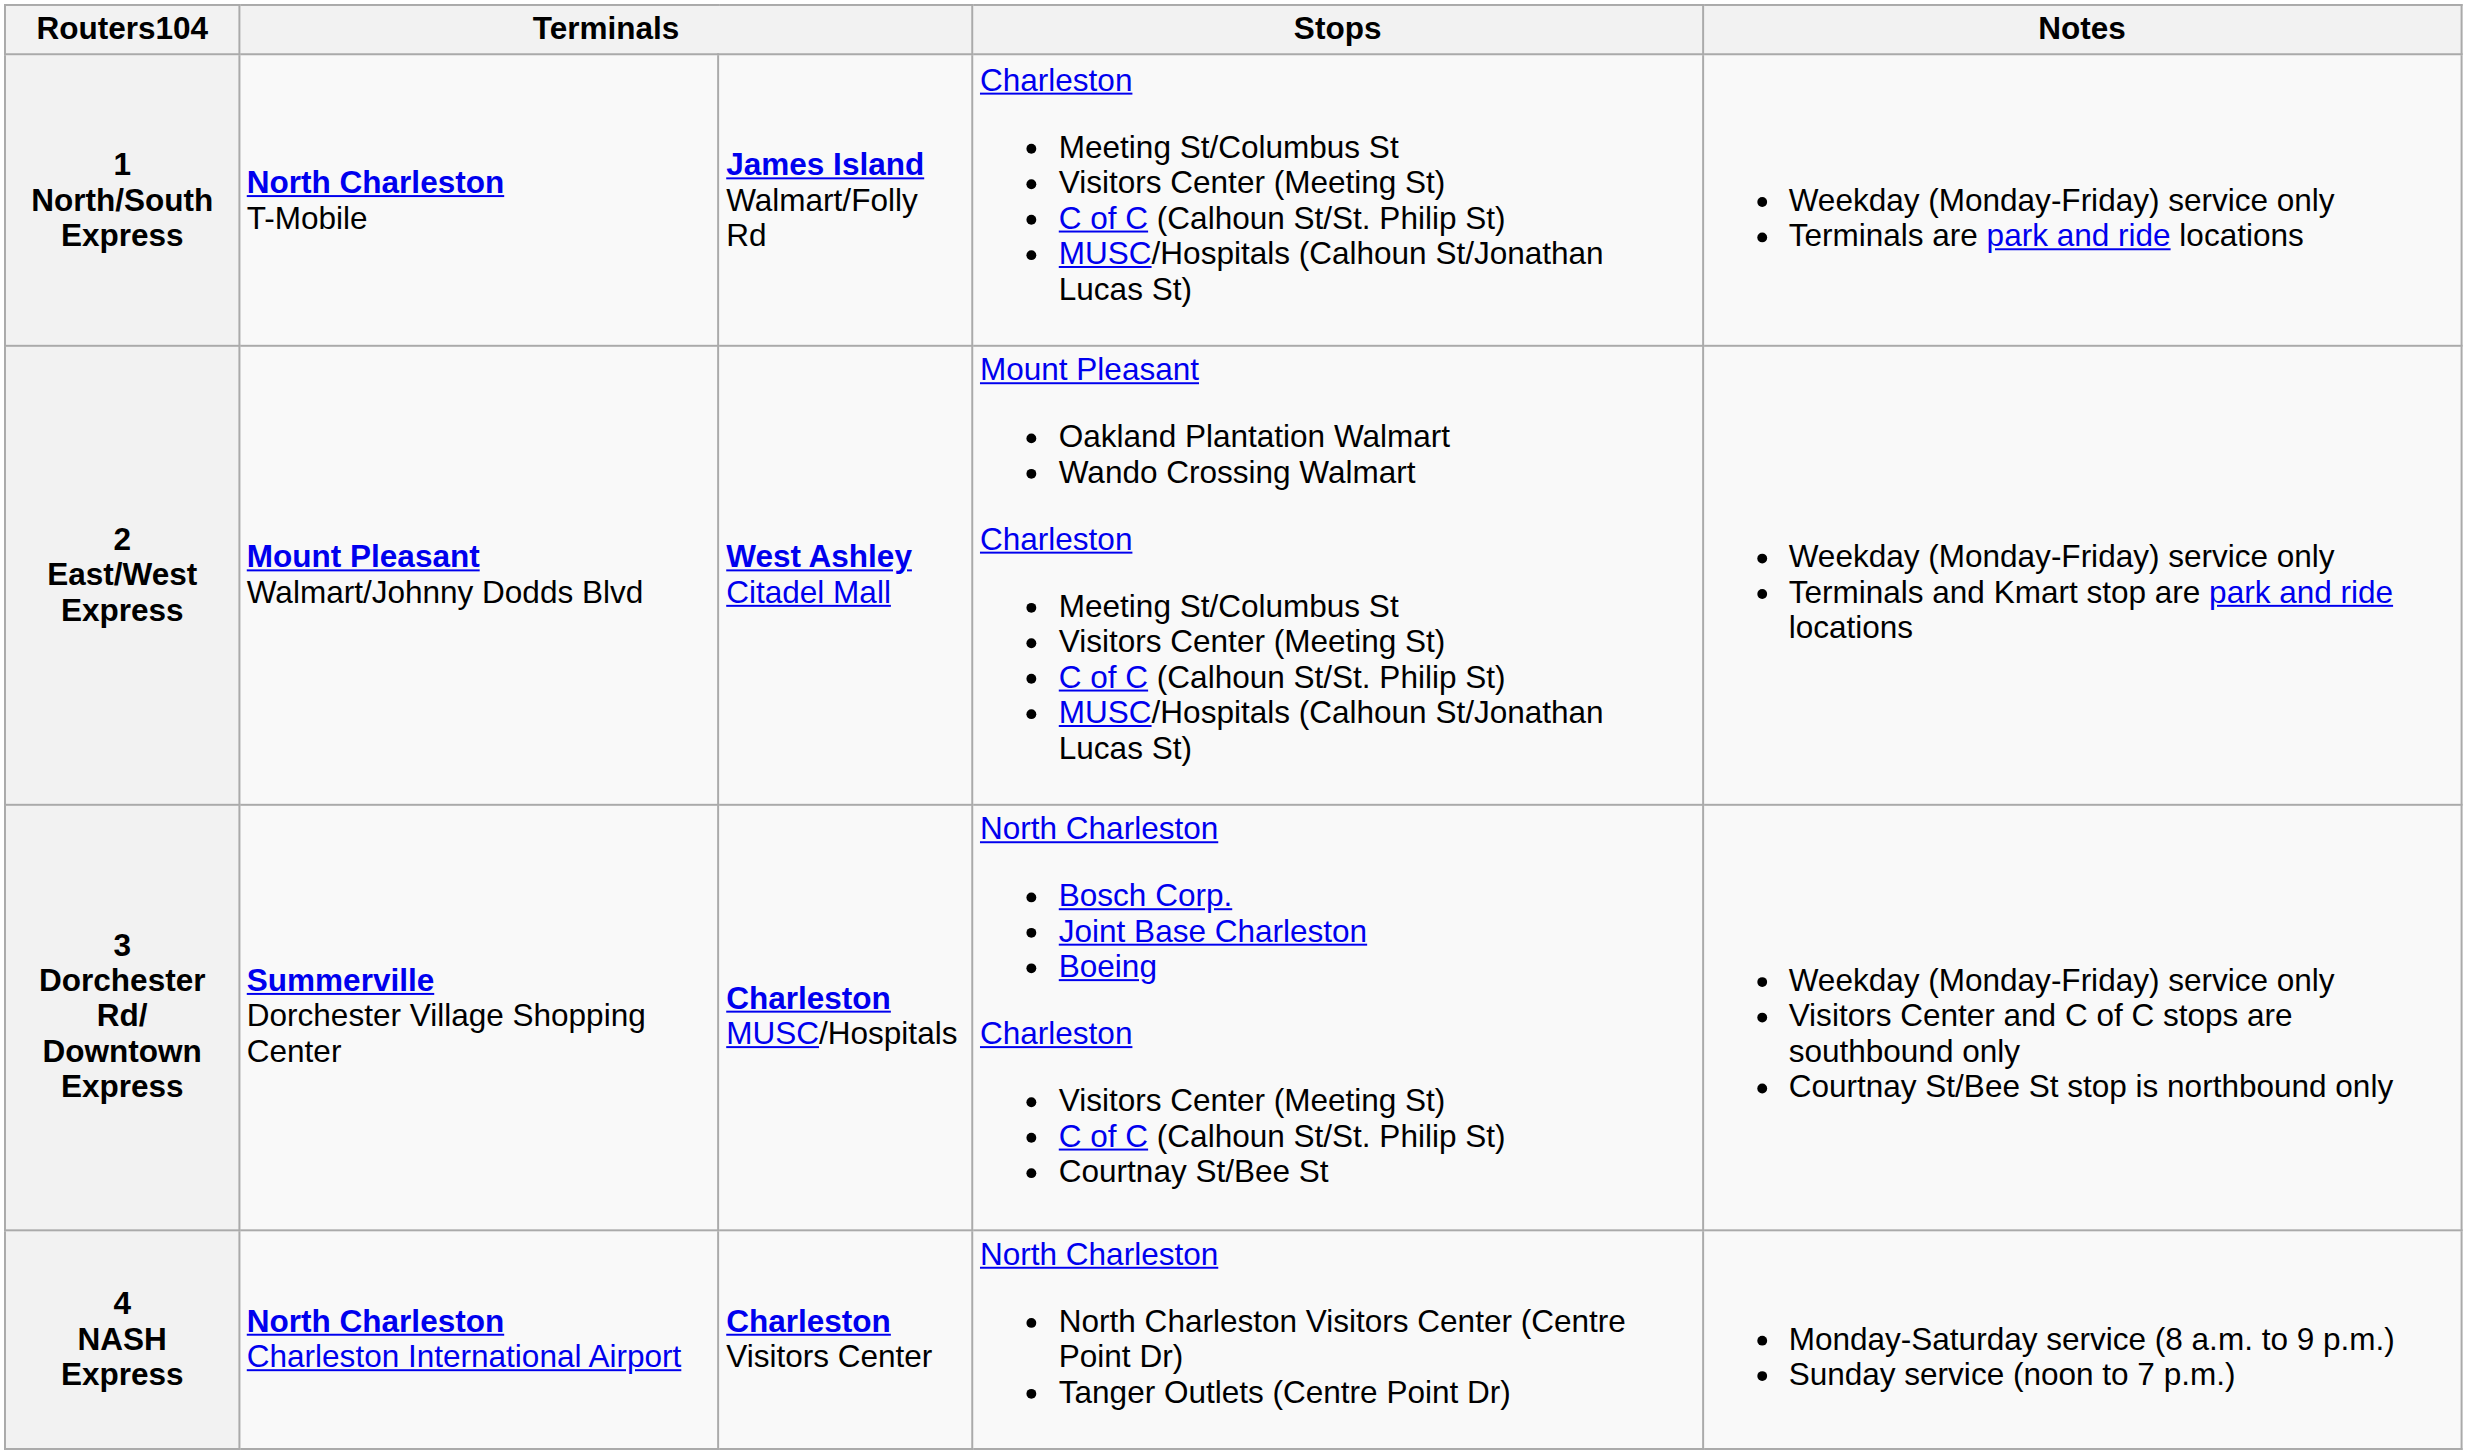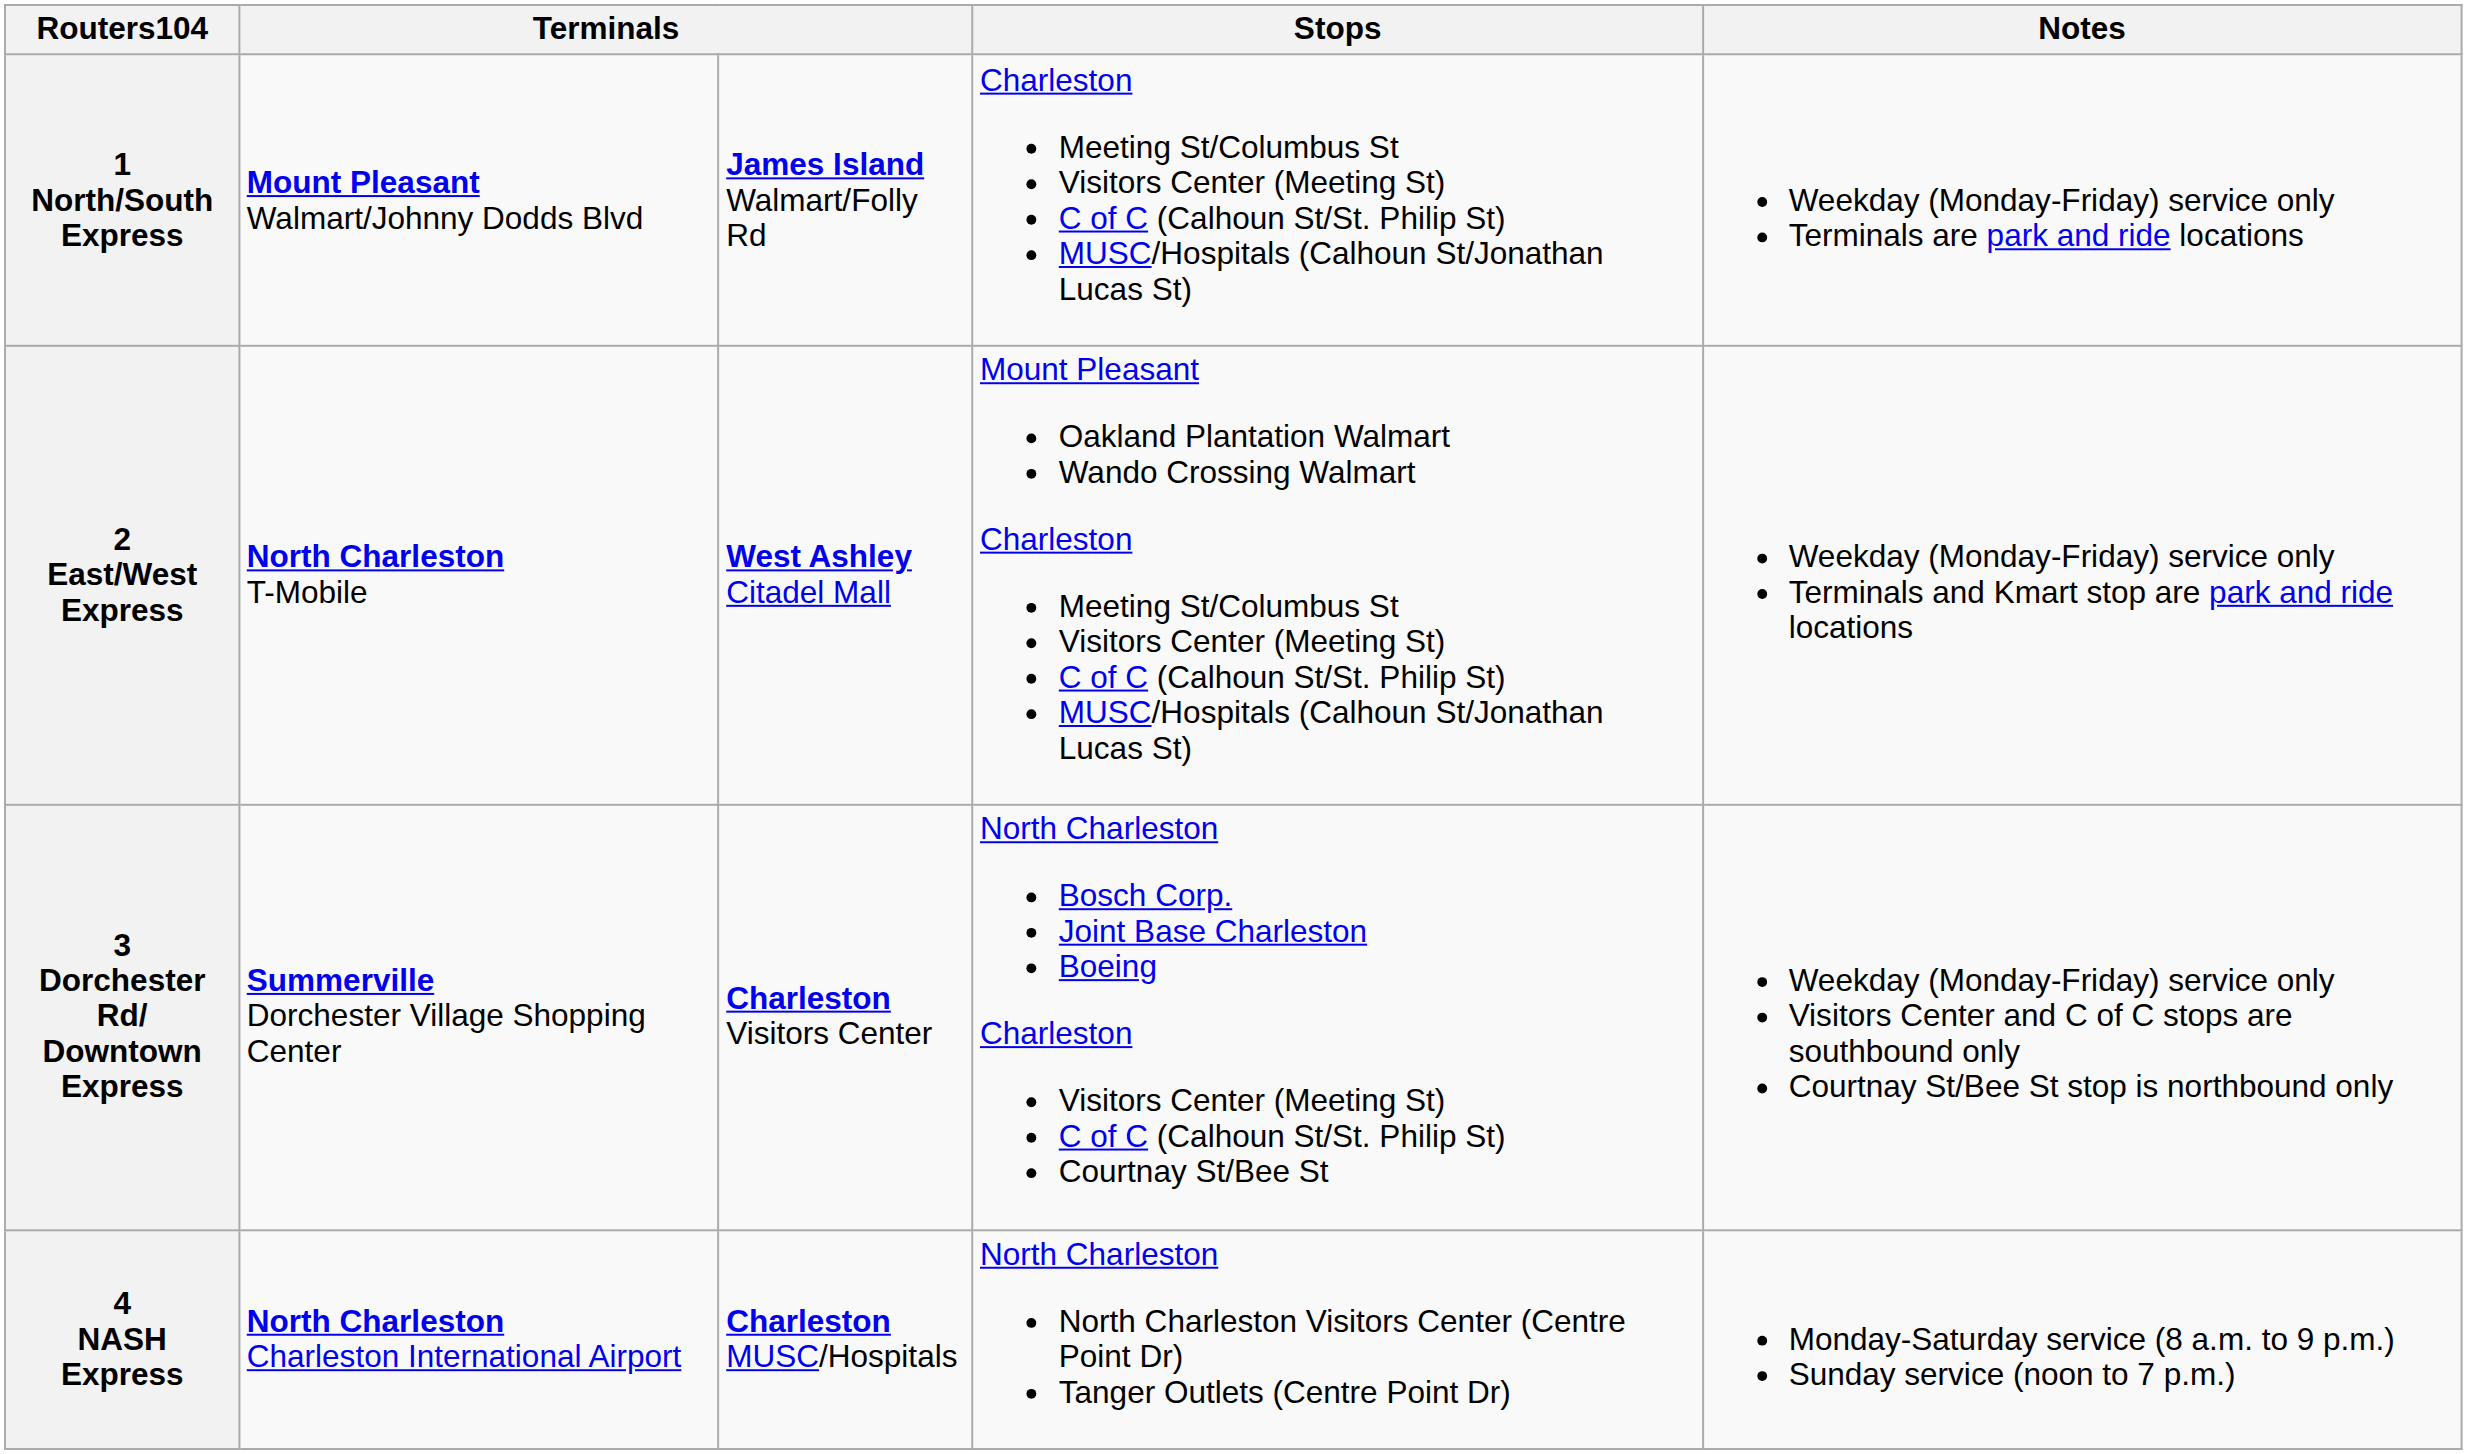(375, 199) North Charleston T-Mobile -> (445, 199) Mount Pleasant Walmart/Johnny Dodds Blvd
(445, 574) Mount Pleasant Walmart/Johnny Dodds Blvd -> (375, 574) North Charleston T-Mobile
(842, 1016) Charleston MUSC/Hospitals -> (829, 1016) Charleston Visitors Center
(829, 1338) Charleston Visitors Center -> (842, 1338) Charleston MUSC/Hospitals
